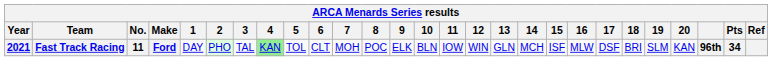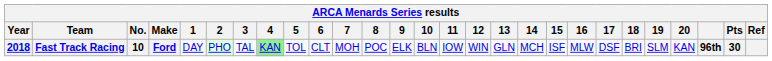(19, 47) 2021 -> (19, 47) 2018
(138, 47) 11 -> (138, 47) 10
(735, 47) 34 -> (735, 47) 30
